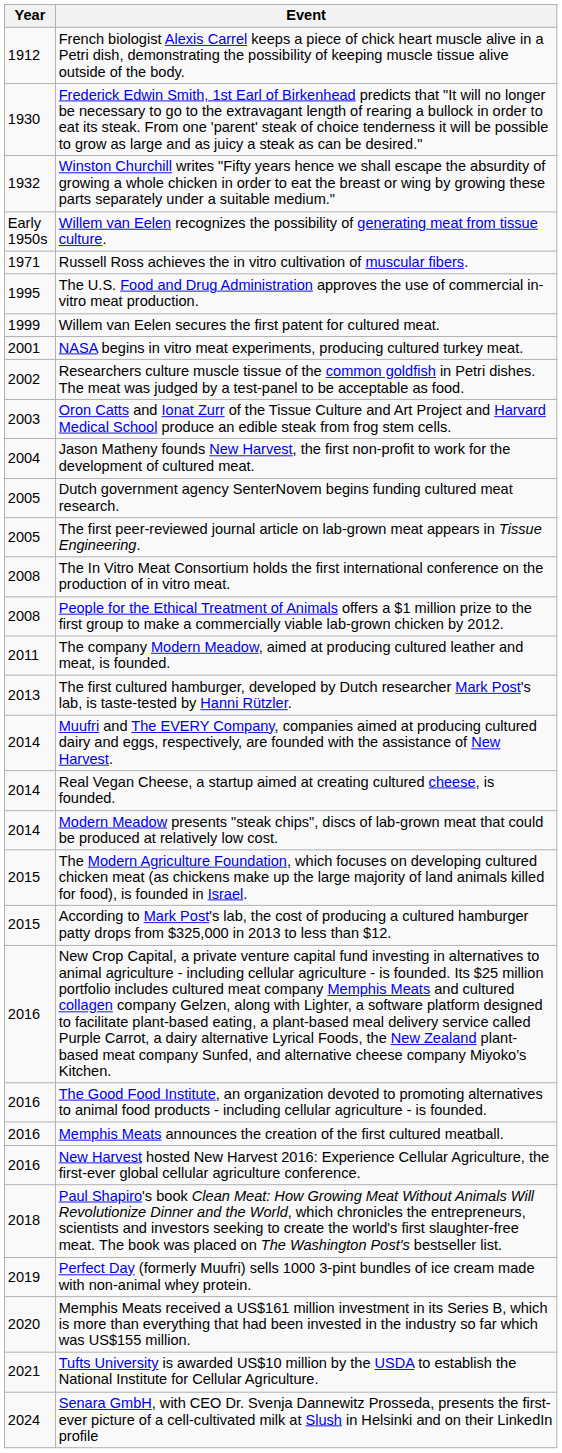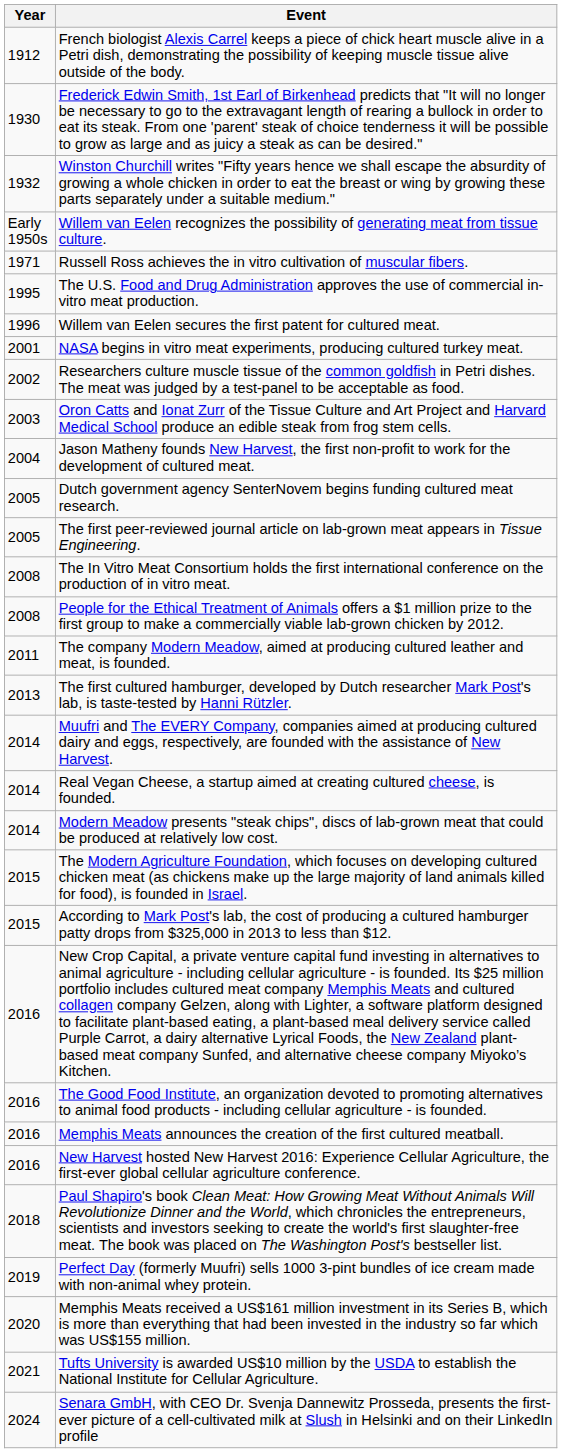(24, 325) 1999 -> (24, 325) 1996
